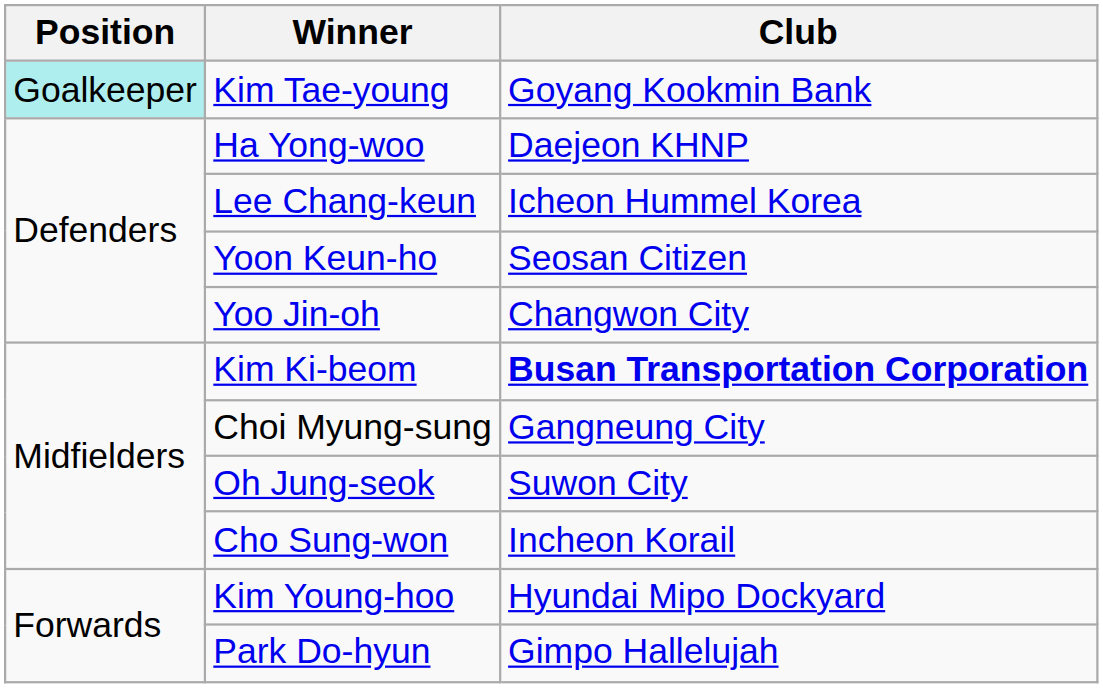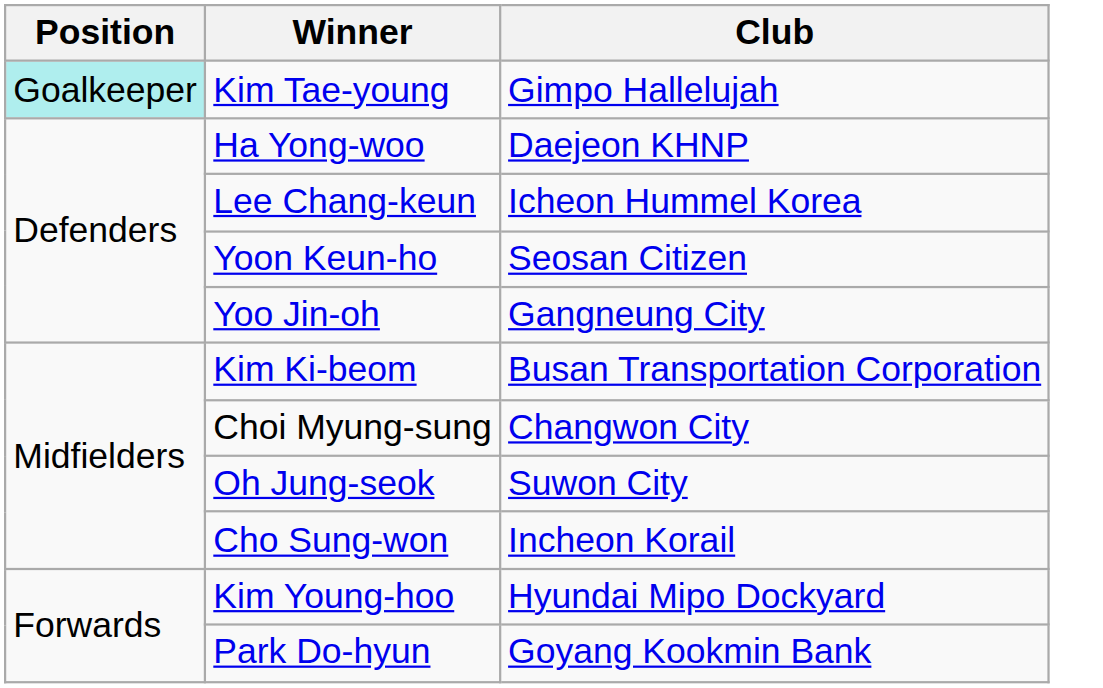(690, 88) Goyang Kookmin Bank -> (643, 88) Gimpo Hallelujah
(629, 314) Changwon City -> (636, 314) Gangneung City
(798, 370) bold -> (775, 370) normal
(636, 426) Gangneung City -> (629, 426) Changwon City
(643, 652) Gimpo Hallelujah -> (690, 652) Goyang Kookmin Bank
